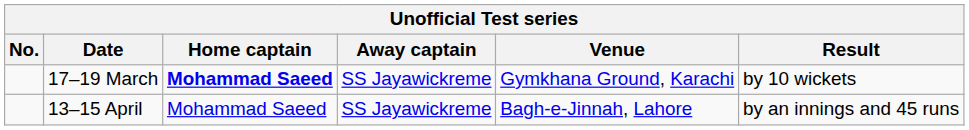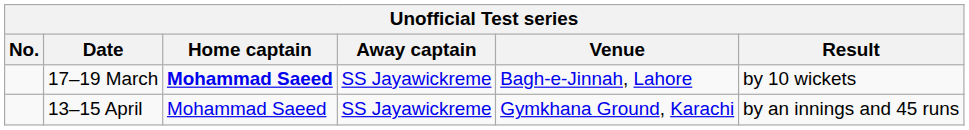(617, 79) Gymkhana Ground, Karachi -> (596, 79) Bagh-e-Jinnah, Lahore
(596, 109) Bagh-e-Jinnah, Lahore -> (617, 109) Gymkhana Ground, Karachi
